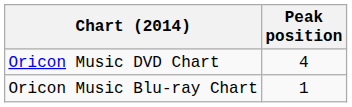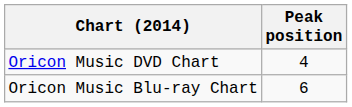(304, 88) 1 -> (304, 88) 6
